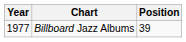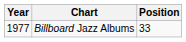(145, 28) 39 -> (145, 28) 33
